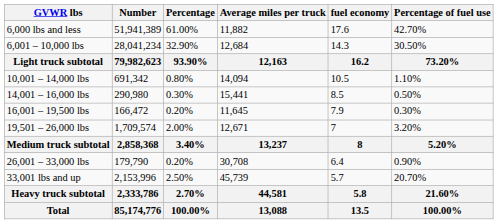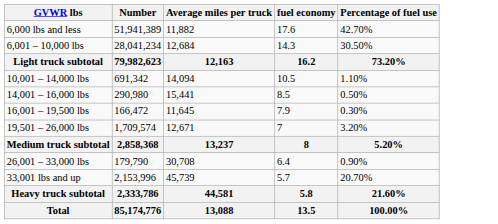- column: (190, 12)
